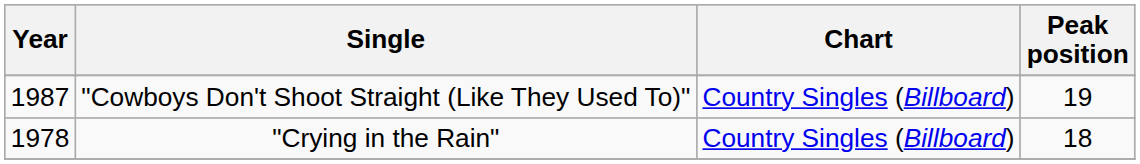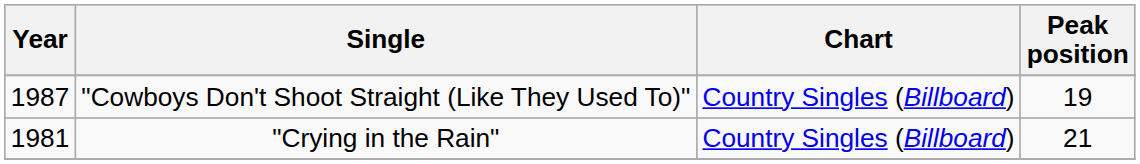(40, 138) 1978 -> (40, 138) 1981
(1078, 138) 18 -> (1078, 138) 21
